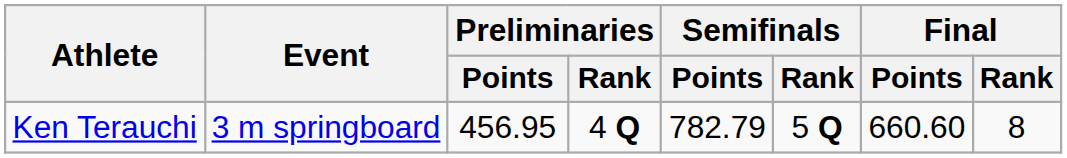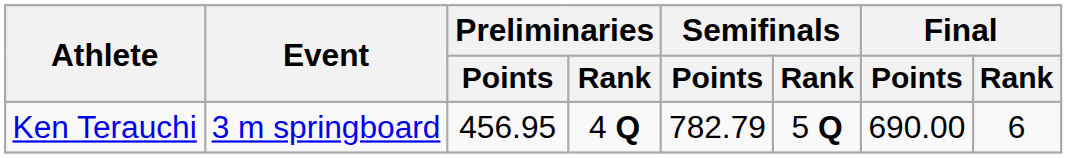(917, 128) 660.60 -> (917, 128) 690.00
(1017, 128) 8 -> (1017, 128) 6
